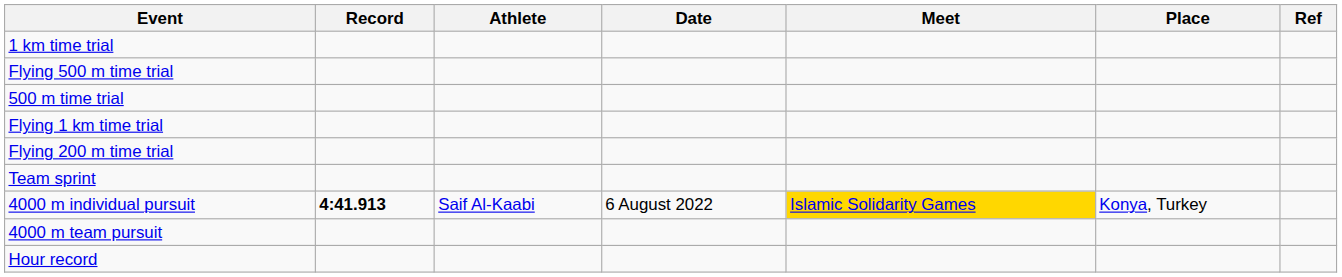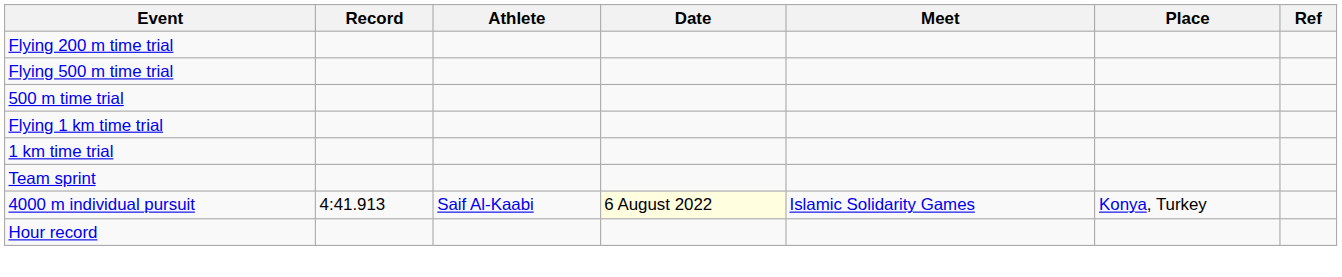rows swapped: (91, 152) <-> (61, 45)
(353, 205) bold -> (352, 205) normal
(659, 205) no background -> (658, 205) lightyellow background
(883, 205) gold background -> (882, 205) no background
- row: (85, 232)
